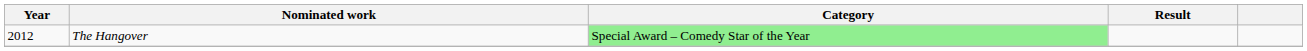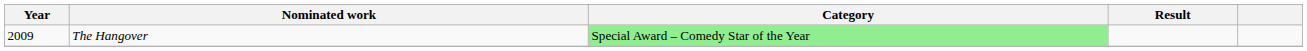(21, 35) 2012 -> (21, 35) 2009
